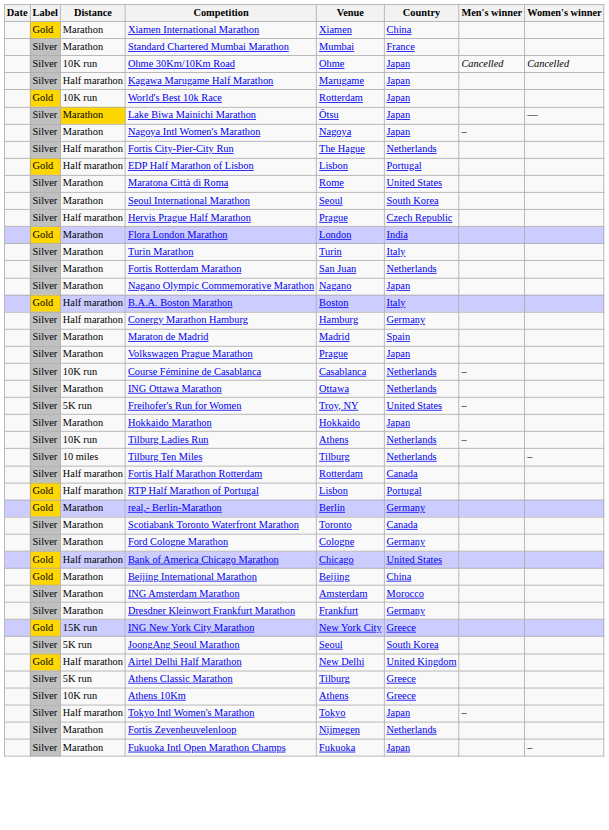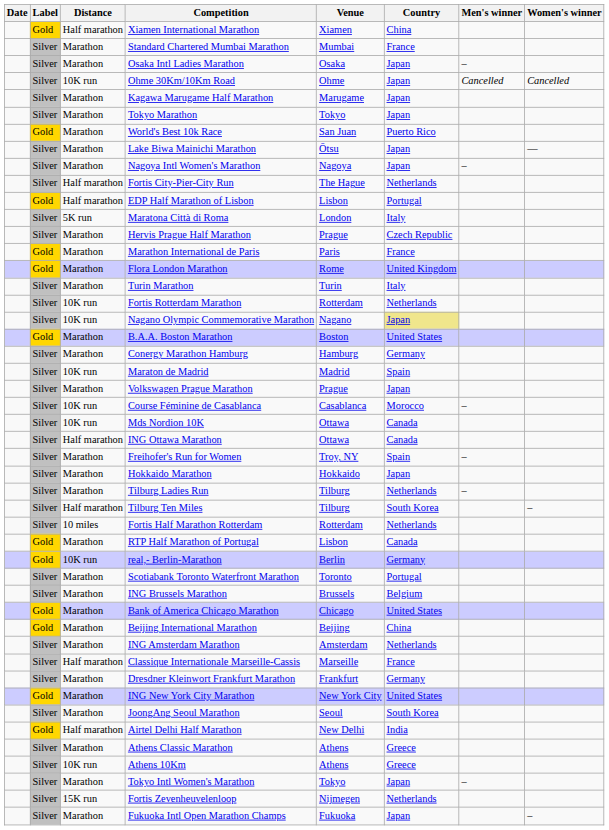(83, 29) Marathon -> (93, 29) Half marathon
+ row: (186, 64)
(93, 81) Half marathon -> (83, 98) Marathon
+ row: (163, 115)
(80, 98) 10K run -> (83, 132) Marathon
(341, 98) Rotterdam -> (338, 132) San Juan
(398, 98) Japan -> (411, 132) Puerto Rico
(83, 115) gold background -> (83, 149) no background
(83, 183) Marathon -> (77, 217) 5K run
(331, 183) Rome -> (335, 217) London
(414, 183) United States -> (396, 217) Italy
- row: (189, 200)
(93, 217) Half marathon -> (83, 234) Marathon
+ row: (194, 252)
(335, 234) London -> (331, 269) Rome
(397, 234) India -> (422, 269) United Kingdom
(83, 269) Marathon -> (80, 303) 10K run
(338, 269) San Juan -> (341, 303) Rotterdam
(83, 286) Marathon -> (80, 320) 10K run
(398, 286) no background -> (398, 320) khaki background
(93, 303) Half marathon -> (83, 337) Marathon
(396, 303) Italy -> (414, 337) United States
(93, 320) Half marathon -> (83, 354) Marathon
(83, 337) Marathon -> (80, 371) 10K run
(412, 371) Netherlands -> (405, 405) Morocco
+ row: (166, 422)
(83, 388) Marathon -> (93, 439) Half marathon
(412, 388) Netherlands -> (402, 439) Canada
(77, 405) 5K run -> (83, 457) Marathon
(414, 405) United States -> (398, 457) Spain
(80, 439) 10K run -> (83, 491) Marathon
(334, 439) Athens -> (334, 491) Tilburg
(81, 457) 10 miles -> (93, 508) Half marathon
(412, 457) Netherlands -> (413, 508) South Korea
(93, 474) Half marathon -> (81, 525) 10 miles
(402, 474) Canada -> (412, 525) Netherlands
(93, 491) Half marathon -> (83, 542) Marathon
(404, 491) Portugal -> (402, 542) Canada
(83, 508) Marathon -> (80, 559) 10K run
(402, 525) Canada -> (404, 576) Portugal
- row: (178, 542)
+ row: (177, 593)
(93, 559) Half marathon -> (83, 610) Marathon
(405, 593) Morocco -> (412, 645) Netherlands
+ row: (214, 662)
(80, 627) 15K run -> (83, 696) Marathon
(401, 627) Greece -> (414, 696) United States
(77, 645) 5K run -> (83, 713) Marathon
(422, 662) United Kingdom -> (397, 730) India
(77, 679) 5K run -> (83, 747) Marathon
(334, 679) Tilburg -> (334, 747) Athens
(93, 713) Half marathon -> (83, 781) Marathon
(83, 730) Marathon -> (80, 798) 15K run
